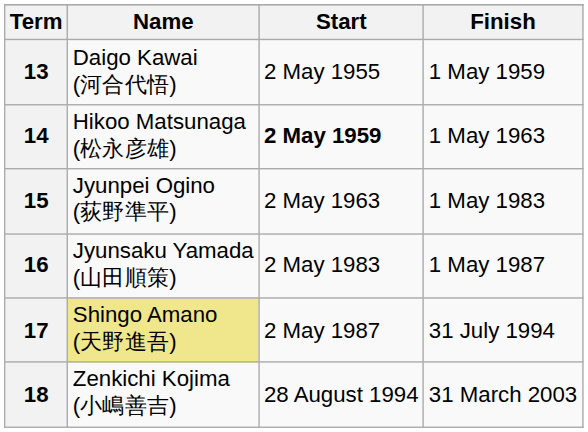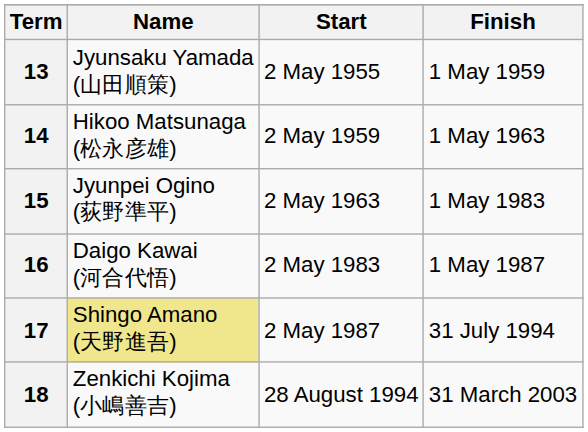(135, 70) Daigo Kawai (河合代悟) -> (163, 70) Jyunsaku Yamada (山田順策)
(323, 136) bold -> (322, 136) normal
(163, 263) Jyunsaku Yamada (山田順策) -> (135, 263) Daigo Kawai (河合代悟)
